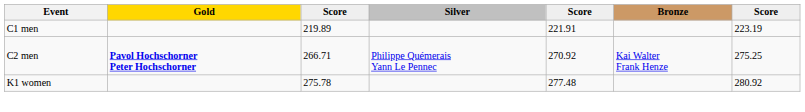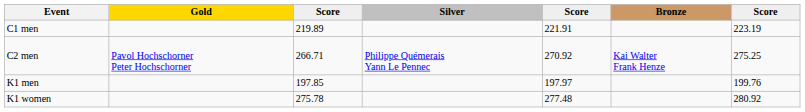(154, 61) bold -> (152, 61) normal
+ row: (23, 83)
